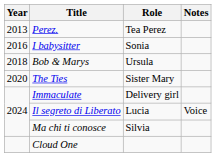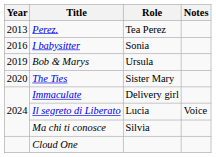(17, 62) 2018 -> (17, 62) 2019
